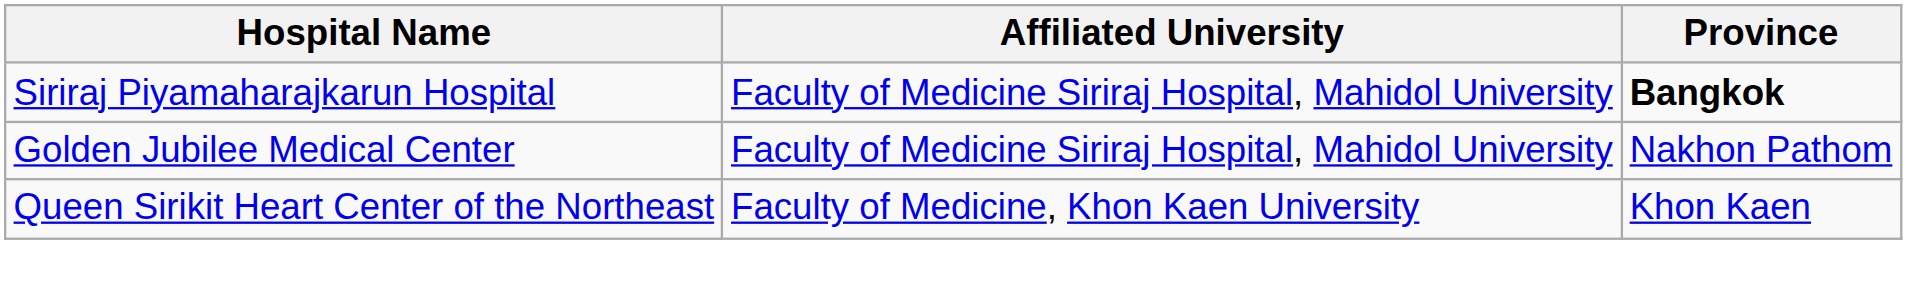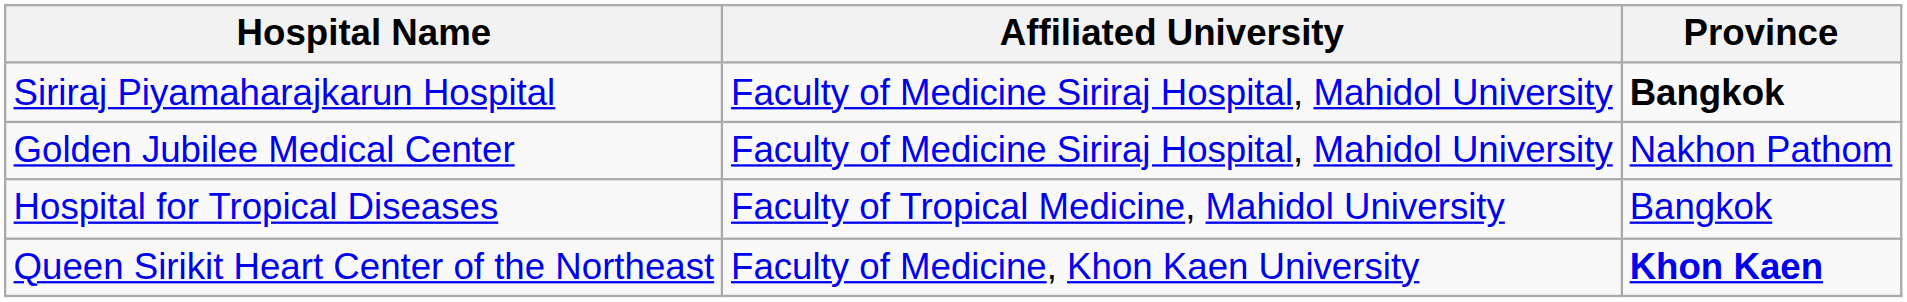+ row: (256, 207)
(1720, 207) normal -> (1726, 265) bold
